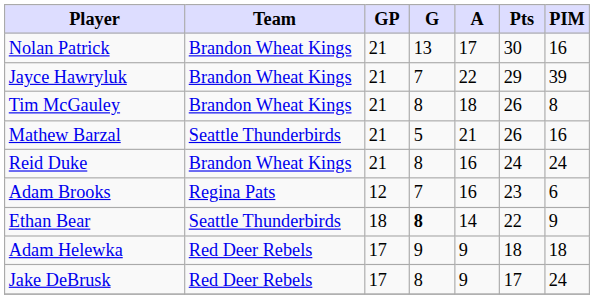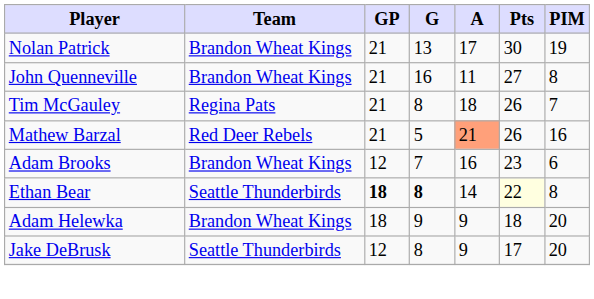(558, 47) 16 -> (558, 47) 19
- row: (68, 76)
+ row: (73, 76)
(270, 105) Brandon Wheat Kings -> (232, 105) Regina Pats
(553, 105) 8 -> (553, 105) 7
(265, 134) Seattle Thunderbirds -> (251, 134) Red Deer Rebels
(468, 134) no background -> (468, 134) lightsalmon background
- row: (48, 163)
(232, 192) Regina Pats -> (270, 163) Brandon Wheat Kings
(378, 221) normal -> (378, 192) bold
(513, 221) no background -> (513, 192) lightyellow background
(553, 221) 9 -> (553, 192) 8
(251, 250) Red Deer Rebels -> (270, 221) Brandon Wheat Kings
(378, 250) 17 -> (378, 221) 18
(558, 250) 18 -> (558, 221) 20
(251, 279) Red Deer Rebels -> (265, 250) Seattle Thunderbirds
(378, 279) 17 -> (378, 250) 12
(558, 279) 24 -> (558, 250) 20
